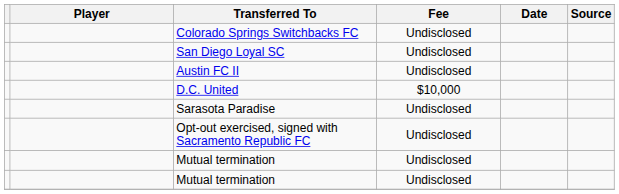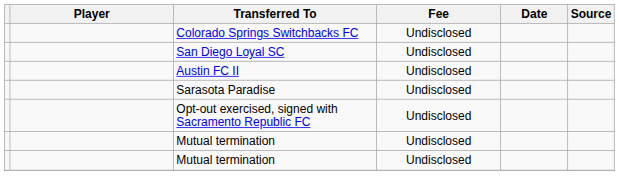- row: (207, 90)
